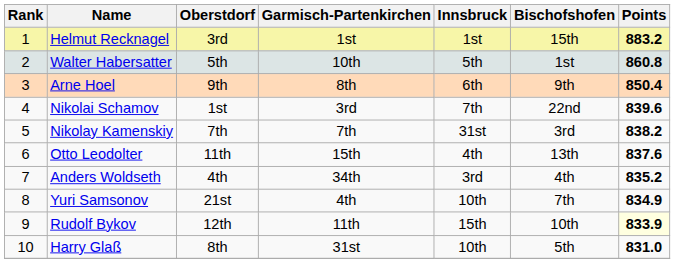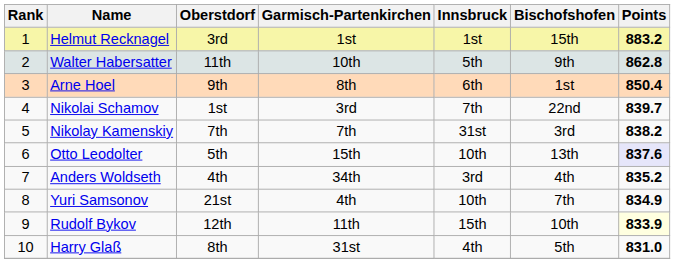(217, 62) 5th -> (217, 62) 11th
(564, 62) 1st -> (564, 62) 9th
(644, 62) 860.8 -> (644, 62) 862.8
(564, 85) 9th -> (564, 85) 1st
(644, 108) 839.6 -> (644, 108) 839.7
(217, 154) 11th -> (217, 154) 5th
(472, 154) 4th -> (472, 154) 10th
(644, 154) no background -> (644, 154) lavender background
(472, 246) 10th -> (472, 246) 4th
